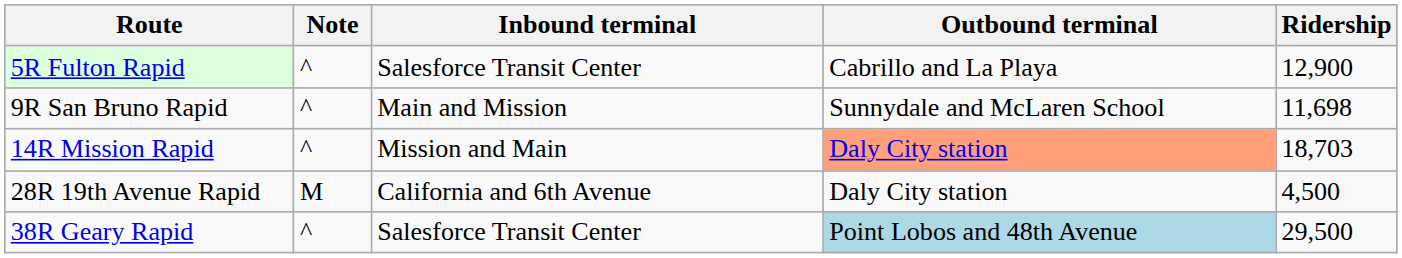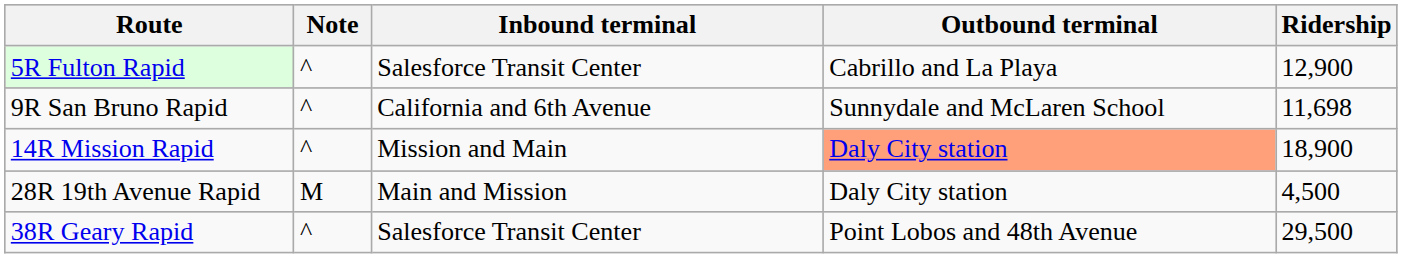(472, 107) Main and Mission -> (514, 107) California and 6th Avenue
(1317, 149) 18,703 -> (1317, 149) 18,900
(514, 190) California and 6th Avenue -> (472, 190) Main and Mission
(983, 231) lightblue background -> (983, 231) no background
